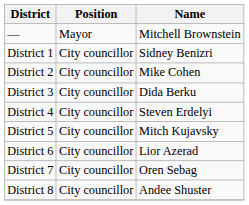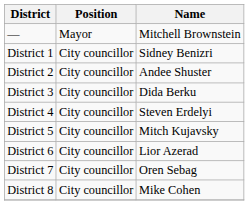(170, 72) Mike Cohen -> (175, 72) Andee Shuster
(175, 190) Andee Shuster -> (170, 190) Mike Cohen
